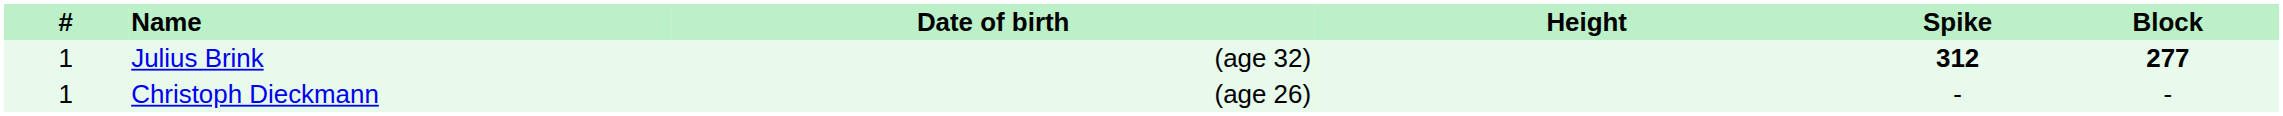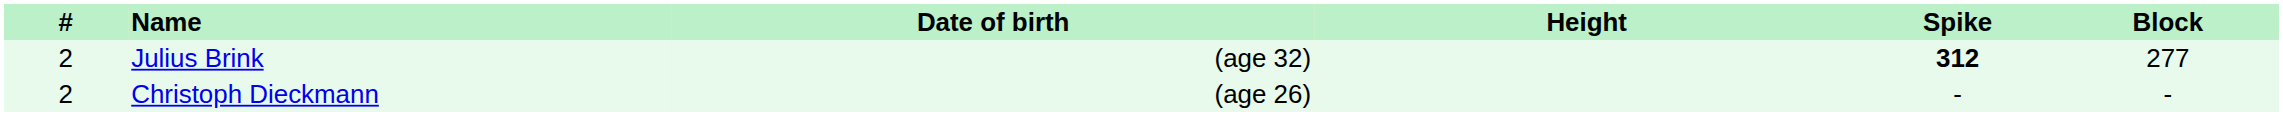(66, 58) 1 -> (66, 58) 2
(2168, 58) bold -> (2168, 58) normal
(66, 94) 1 -> (66, 94) 2
